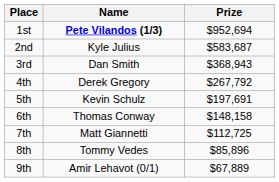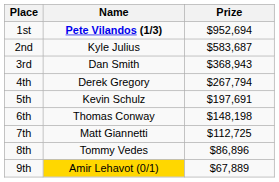(229, 82) $267,792 -> (229, 82) $267,794
(229, 116) $148,158 -> (229, 116) $148,198
(229, 151) $85,896 -> (229, 151) $86,896
(114, 168) no background -> (114, 168) gold background
